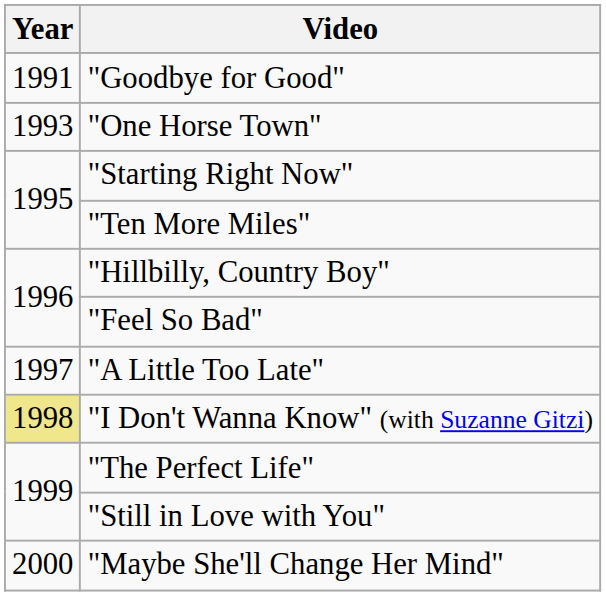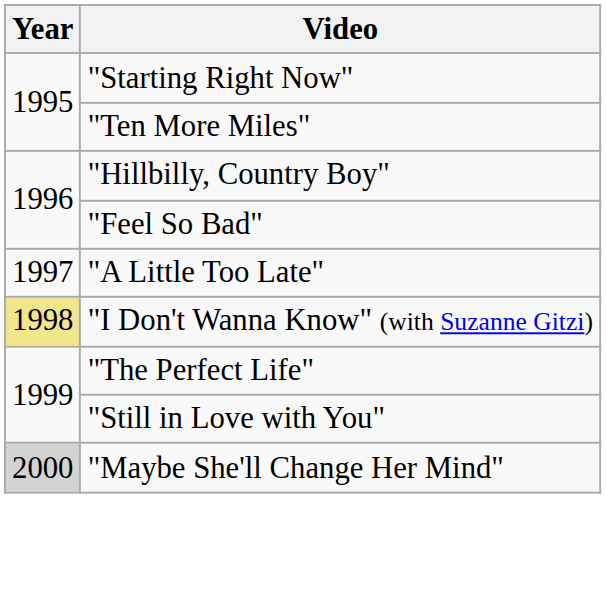- row: (216, 77)
- row: (205, 126)
(43, 564) no background -> (43, 467) lightgrey background
